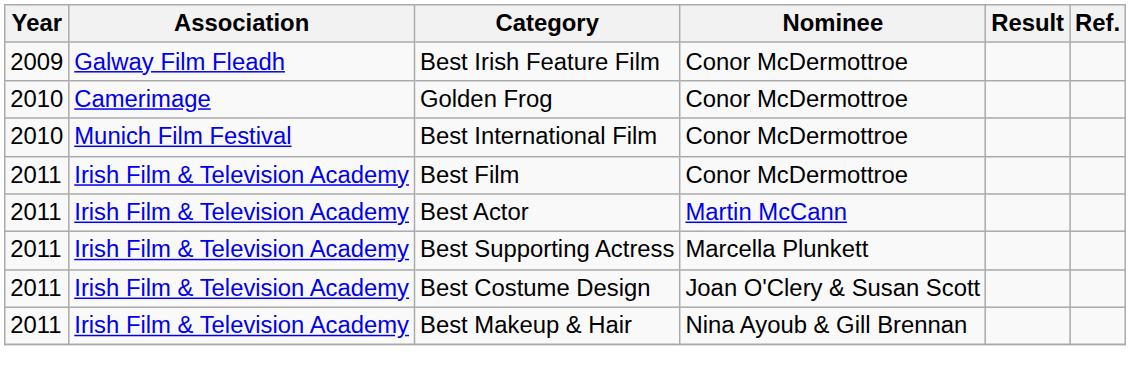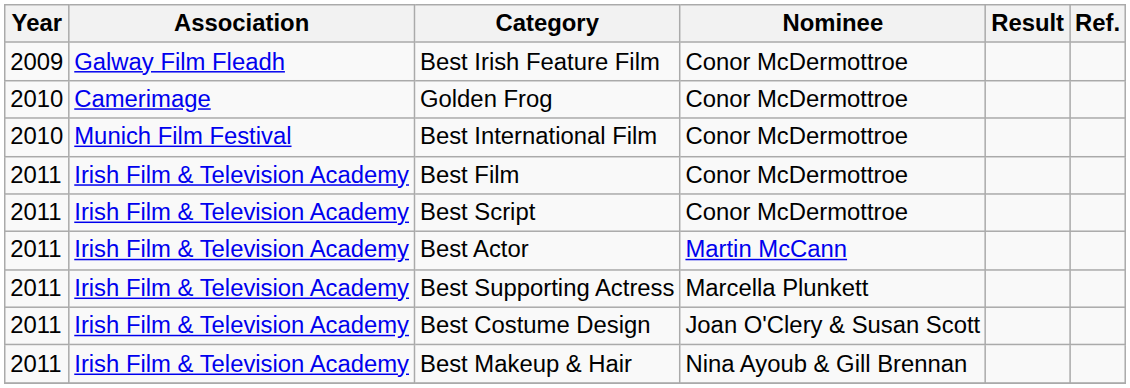+ row: (478, 212)
